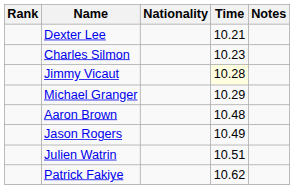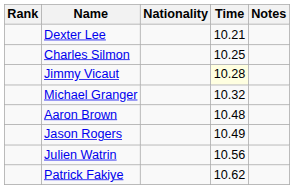(230, 54) 10.23 -> (230, 54) 10.25
(230, 94) 10.29 -> (230, 94) 10.32
(230, 154) 10.51 -> (230, 154) 10.56
